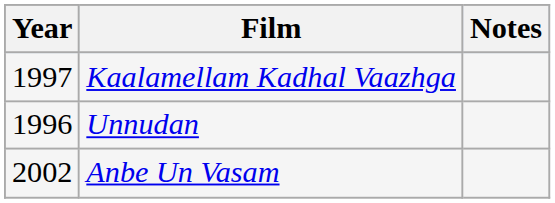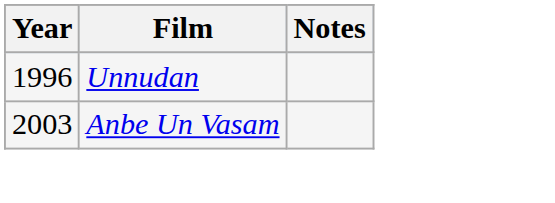- row: (271, 76)
(42, 172) 2002 -> (42, 124) 2003
